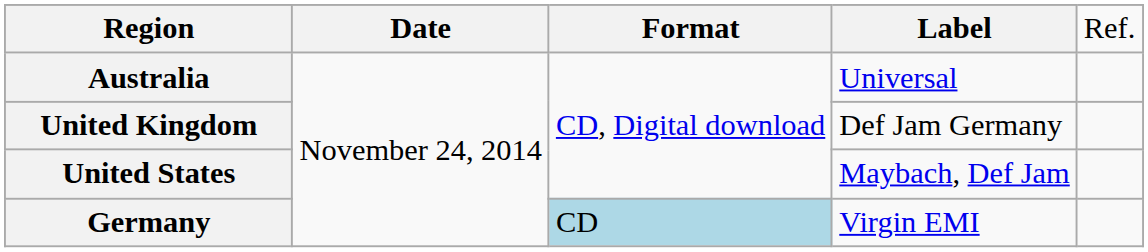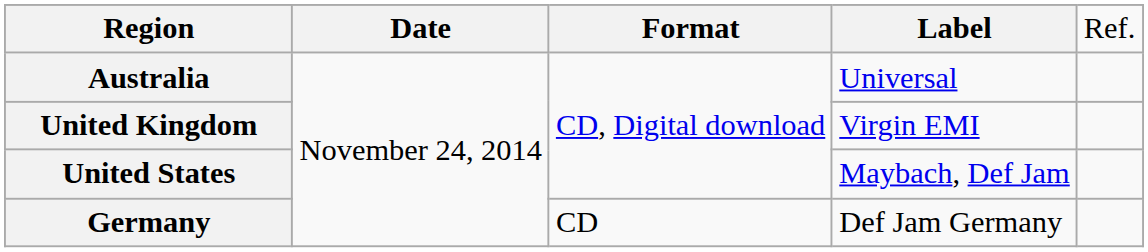(951, 125) Def Jam Germany -> (909, 125) Virgin EMI
(577, 221) lightblue background -> (577, 221) no background
(909, 221) Virgin EMI -> (951, 221) Def Jam Germany
